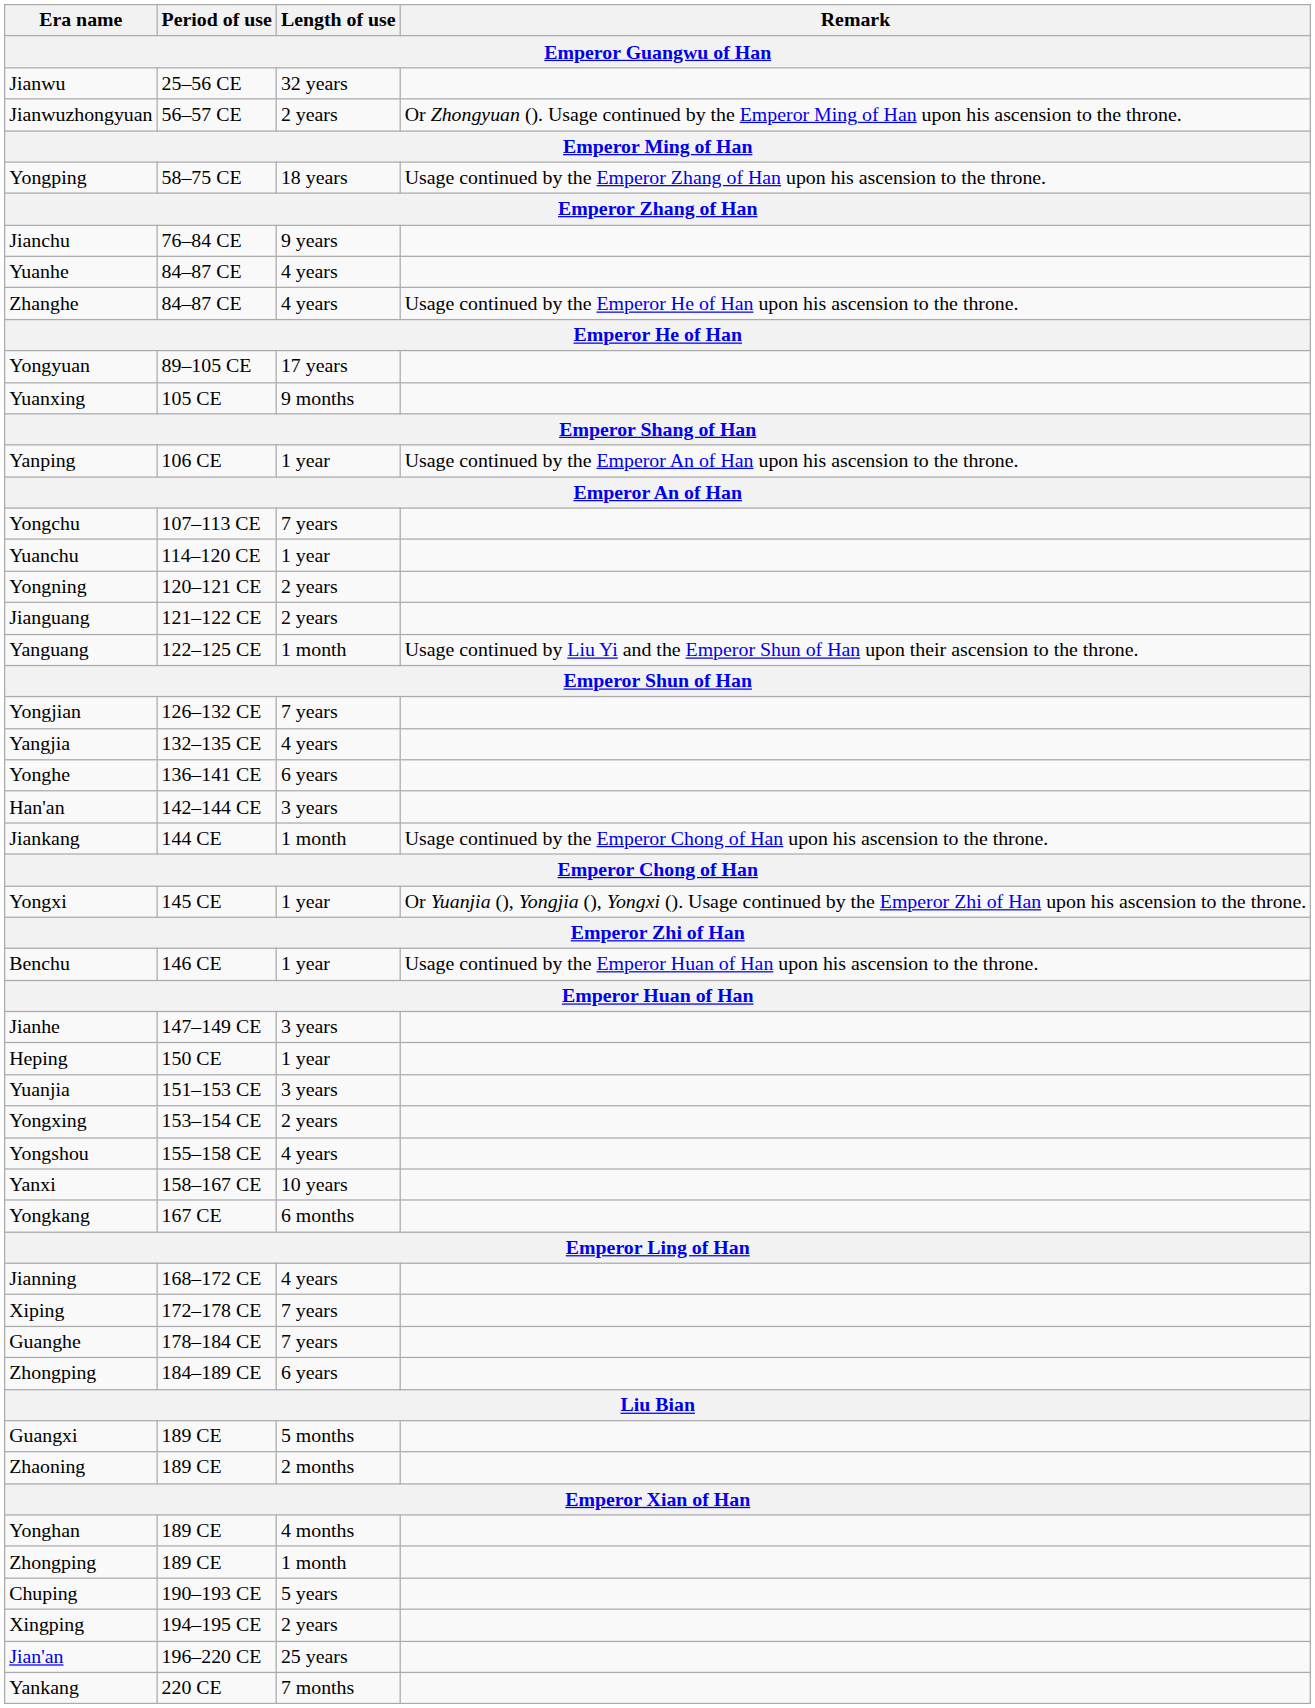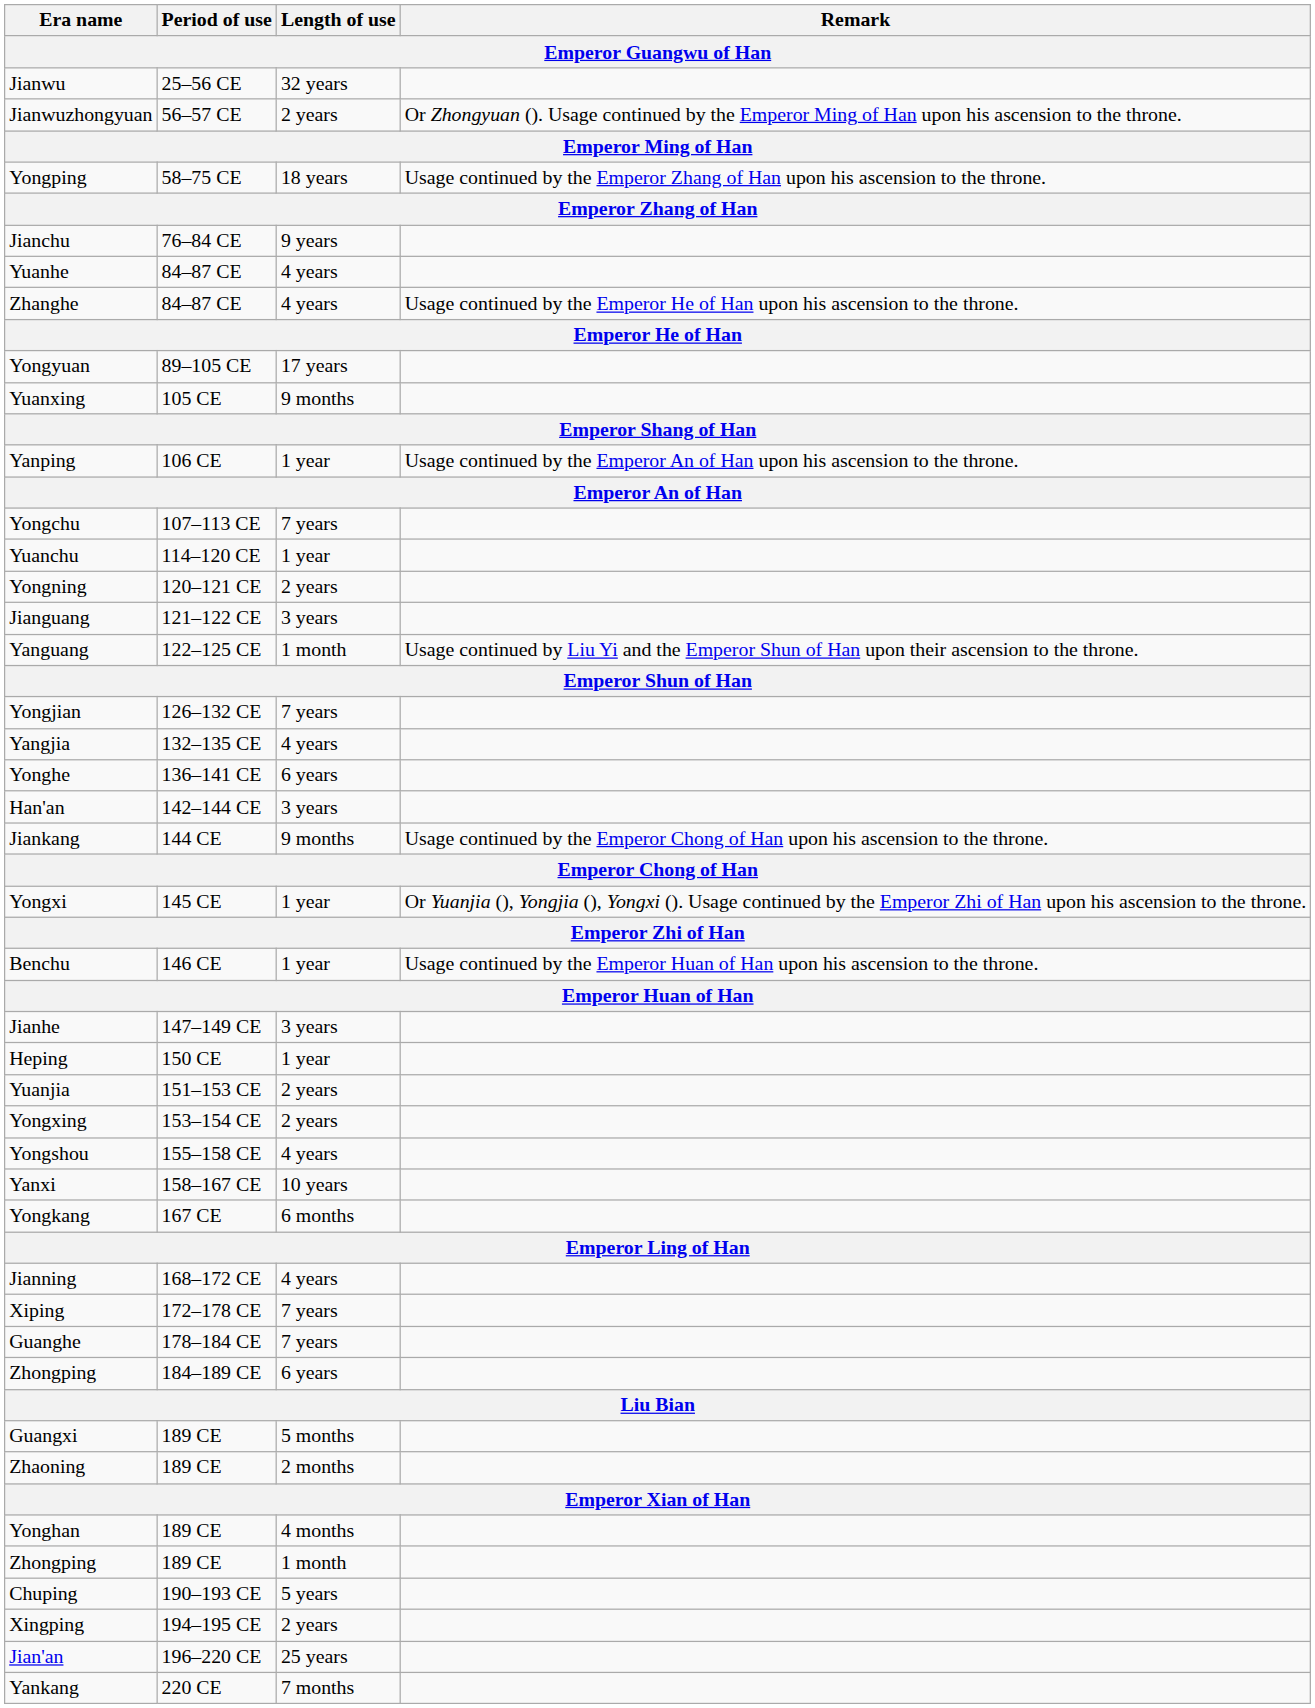(309, 618) 2 years -> (309, 618) 3 years
(314, 838) 1 month -> (318, 838) 9 months
(309, 1090) 3 years -> (309, 1090) 2 years
